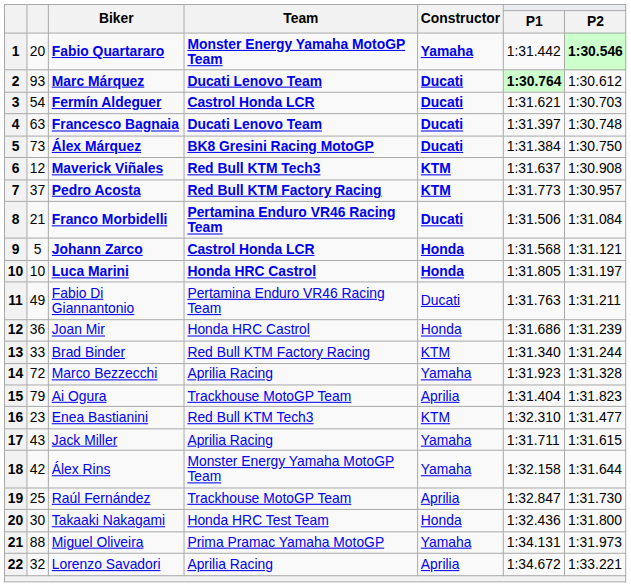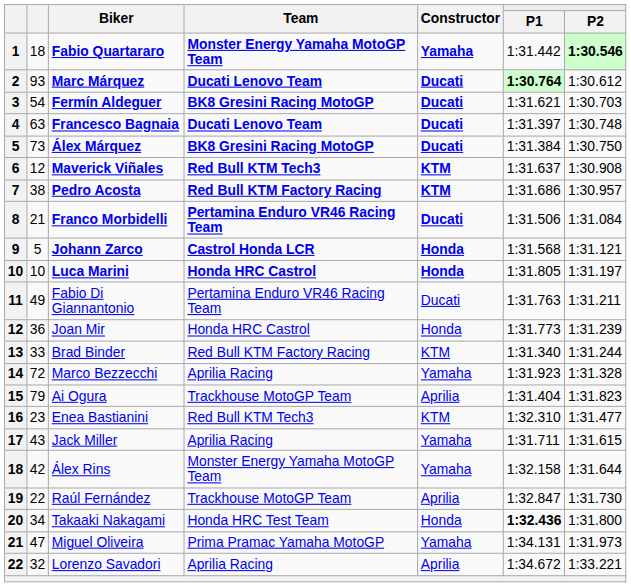(38, 51) 20 -> (38, 51) 18
(251, 103) Castrol Honda LCR -> (281, 103) BK8 Gresini Racing MotoGP
(38, 190) 37 -> (38, 190) 38
(534, 190) 1:31.773 -> (534, 190) 1:31.686
(534, 330) 1:31.686 -> (534, 330) 1:31.773
(38, 498) 25 -> (38, 498) 22
(38, 520) 30 -> (38, 520) 34
(534, 520) normal -> (534, 520) bold
(38, 542) 88 -> (38, 542) 47
